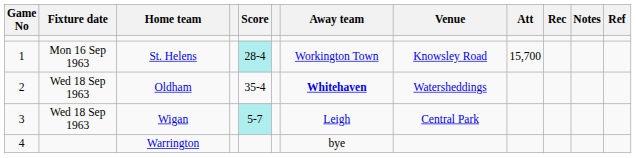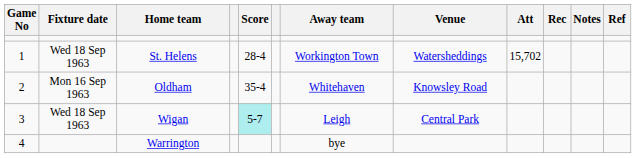(78, 56) Mon 16 Sep 1963 -> (78, 56) Wed 18 Sep 1963
(255, 56) paleturquoise background -> (255, 56) no background
(450, 56) Knowsley Road -> (450, 56) Watersheddings
(525, 56) 15,700 -> (525, 56) 15,702
(78, 87) Wed 18 Sep 1963 -> (78, 87) Mon 16 Sep 1963
(337, 87) bold -> (337, 87) normal
(450, 87) Watersheddings -> (450, 87) Knowsley Road
